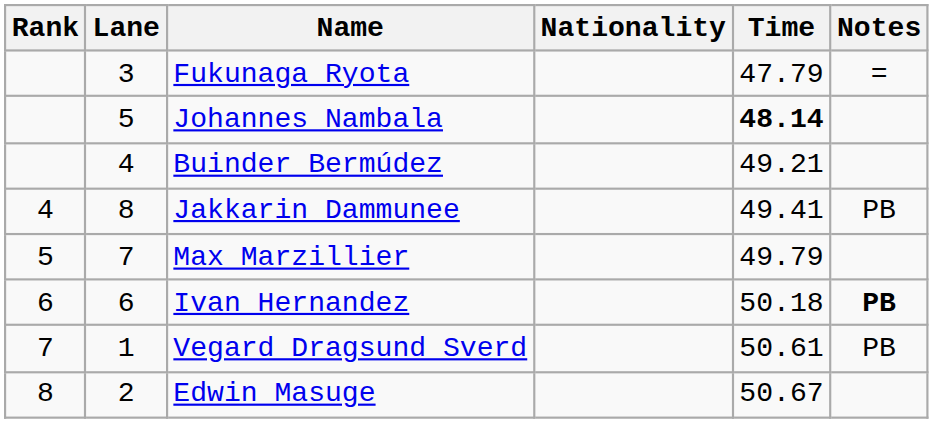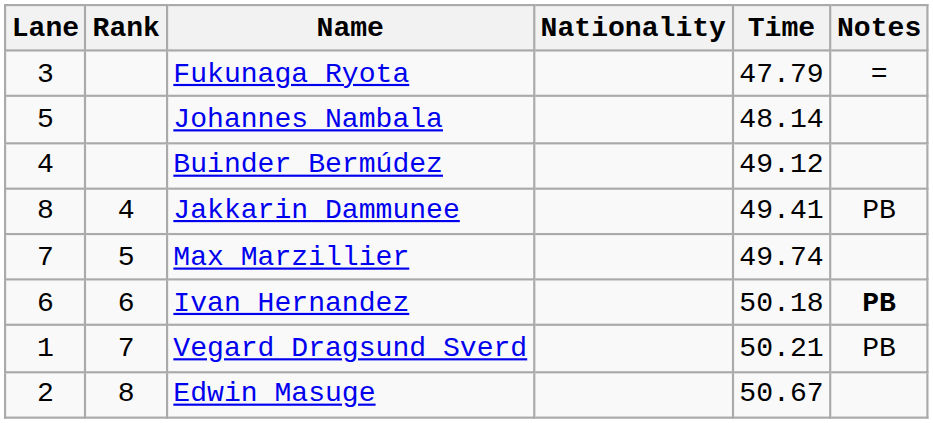columns swapped: (45, 28) <-> (126, 28)
(781, 119) bold -> (781, 119) normal
(781, 165) 49.21 -> (781, 165) 49.12
(781, 257) 49.79 -> (781, 257) 49.74
(781, 348) 50.61 -> (781, 348) 50.21
